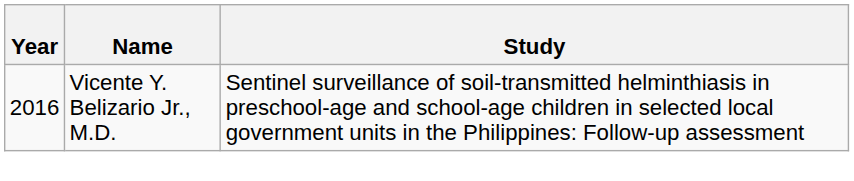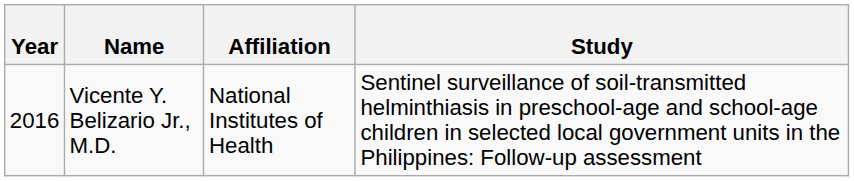+ column: (280, 47)
